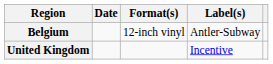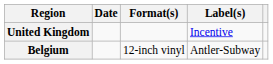rows swapped: (48, 31) <-> (48, 50)
